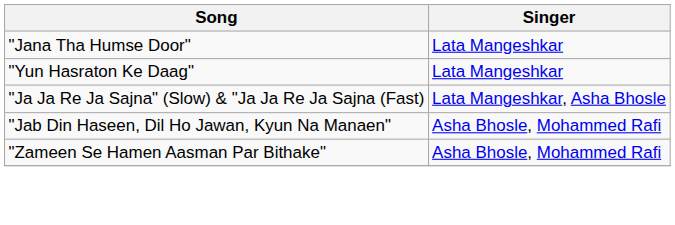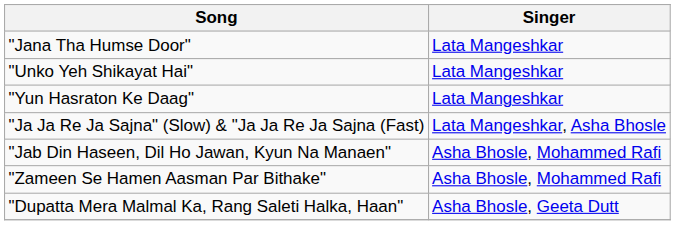+ row: (101, 71)
+ row: (206, 206)
